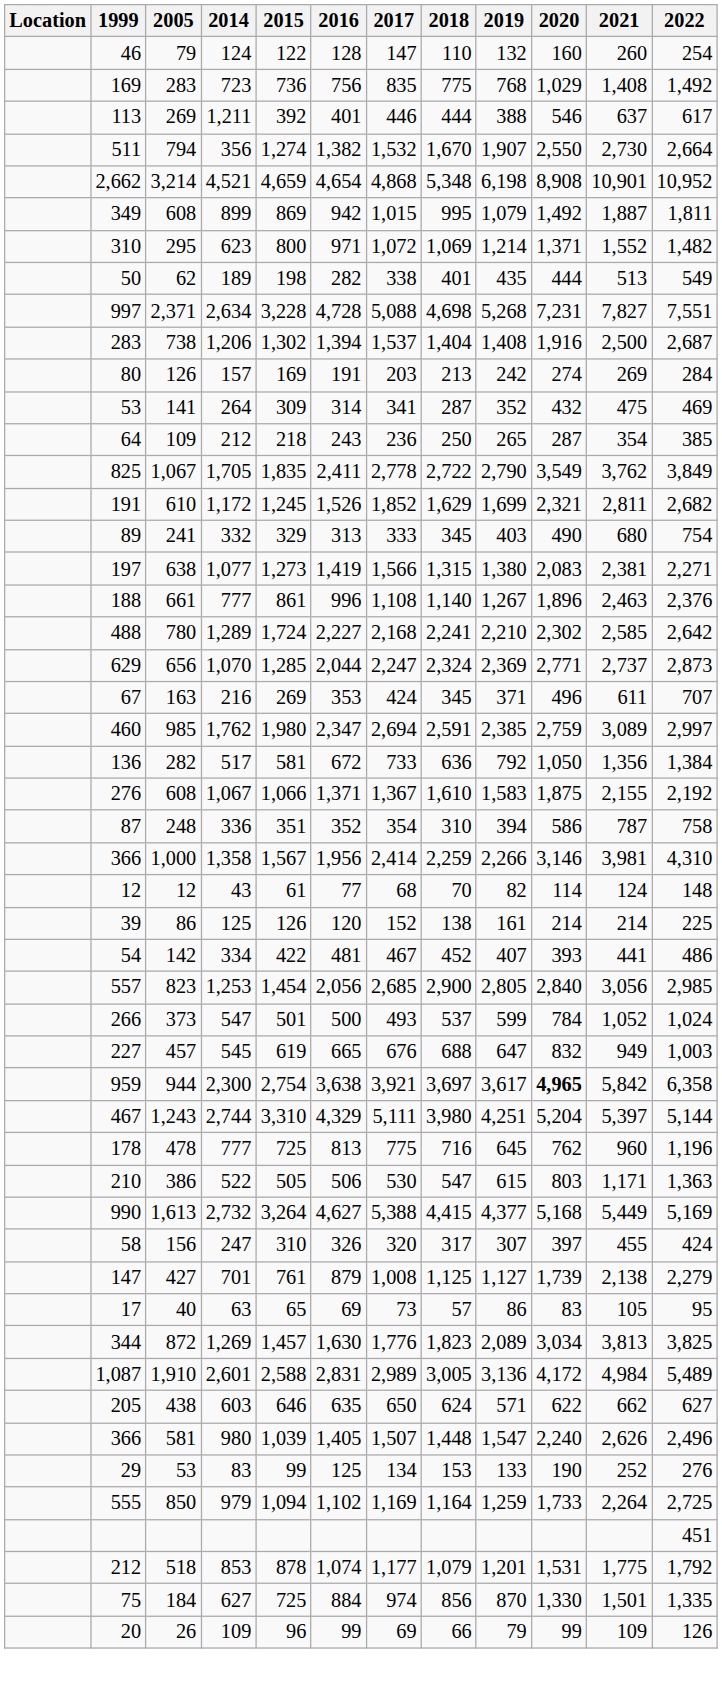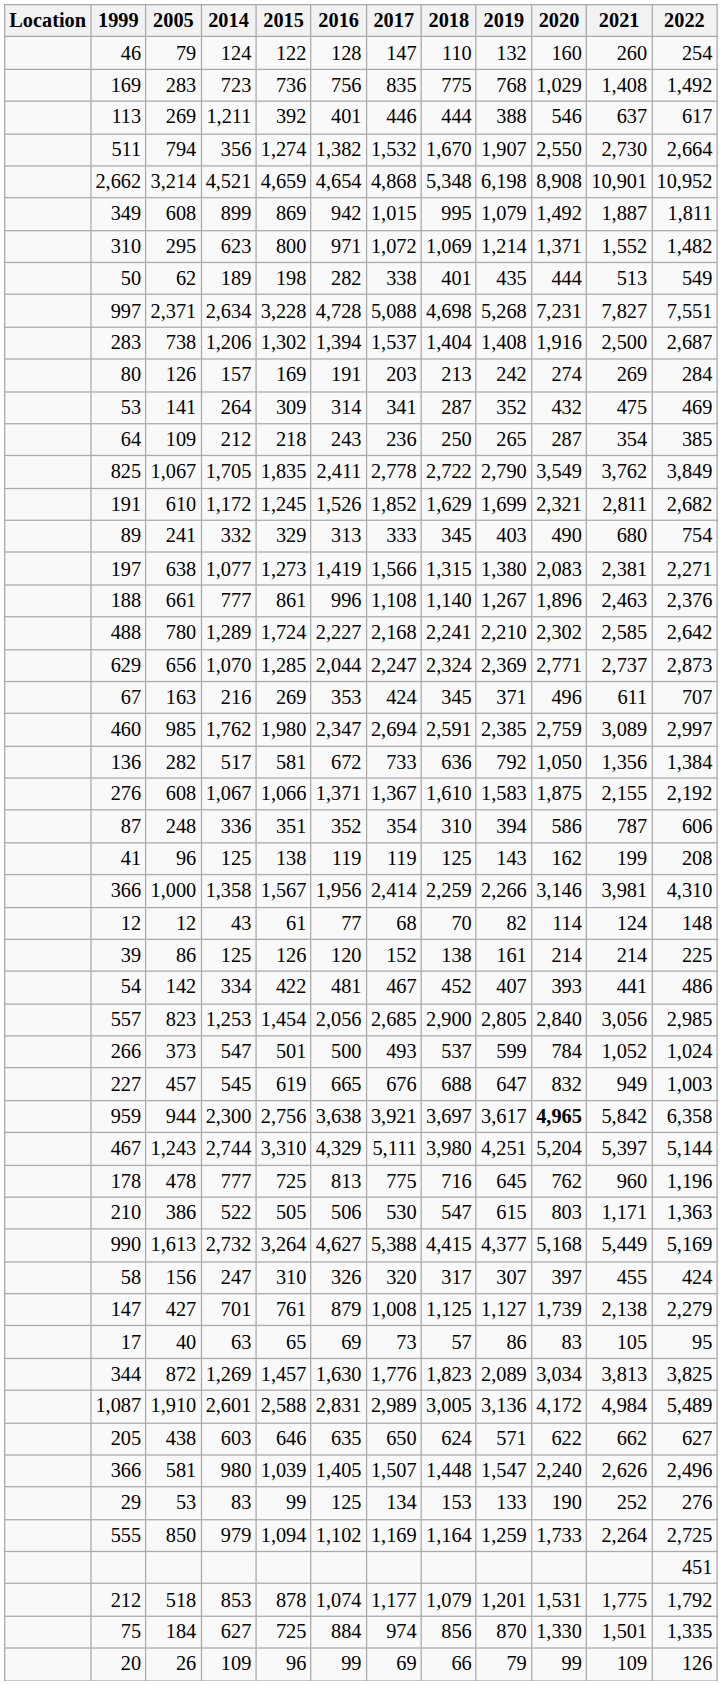(697, 826) 758 -> (697, 826) 606
+ row: (131, 858)
(284, 1084) 2,754 -> (284, 1116) 2,756
